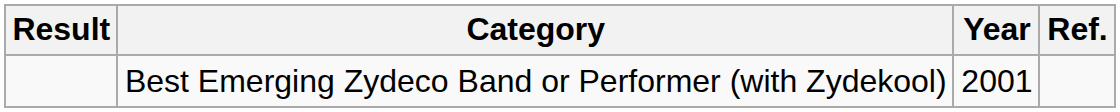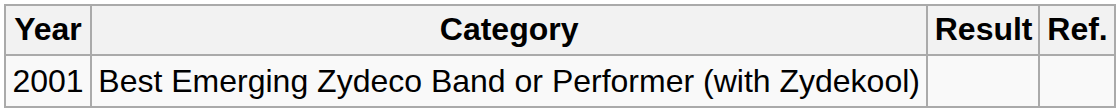columns swapped: (997, 29) <-> (61, 29)
